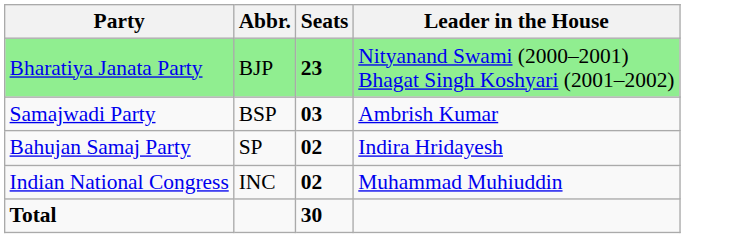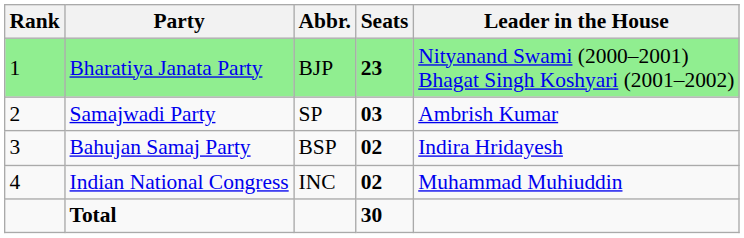+ column: (35, 21)
(258, 113) BSP -> (310, 113) SP
(251, 147) SP -> (318, 147) BSP
